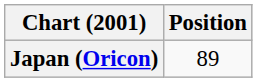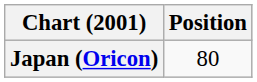(208, 58) 89 -> (208, 58) 80
